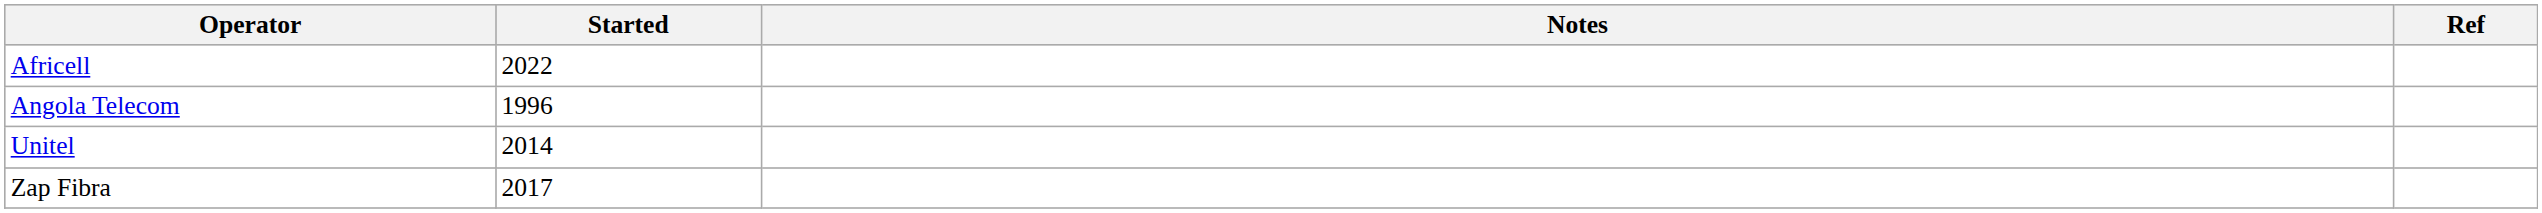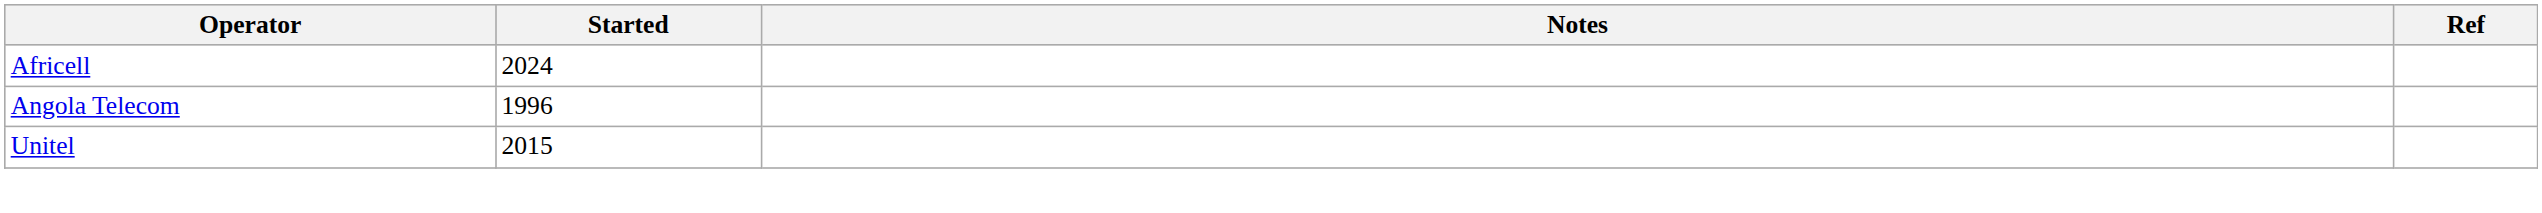(527, 65) 2022 -> (527, 65) 2024
(527, 146) 2014 -> (527, 146) 2015
- row: (61, 187)
